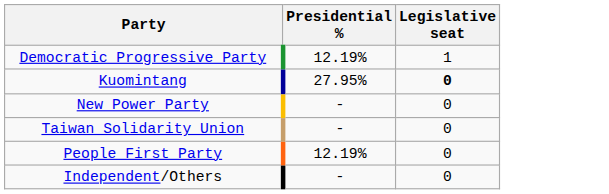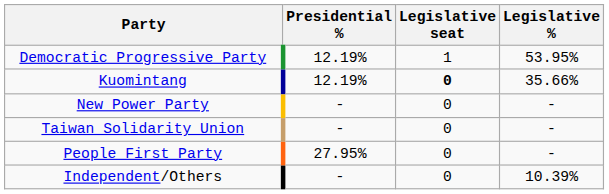+ column: (552, 25)
(340, 81) 27.95% -> (340, 81) 12.19%
(340, 153) 12.19% -> (340, 153) 27.95%
